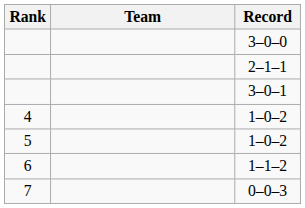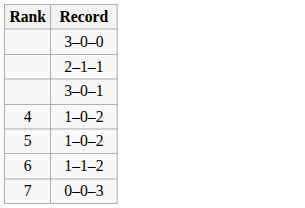- column: (143, 16)
